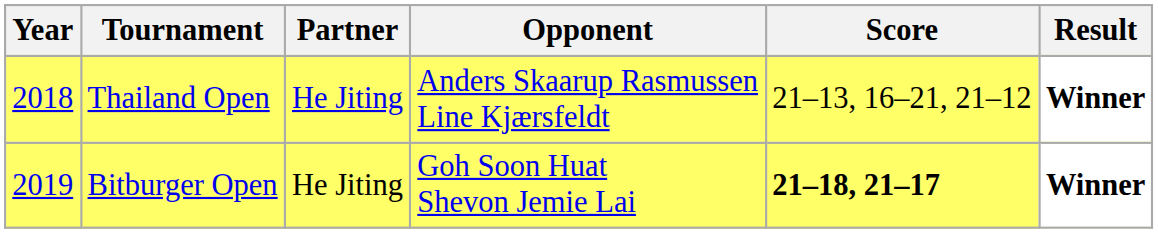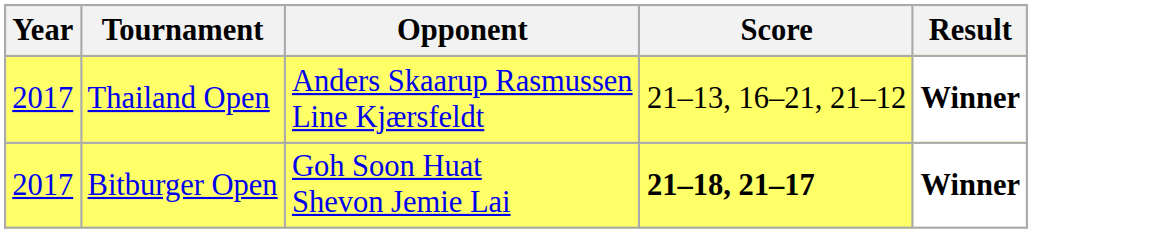- column: (347, 30)
(43, 98) 2018 -> (43, 98) 2017
(43, 184) 2019 -> (43, 184) 2017
